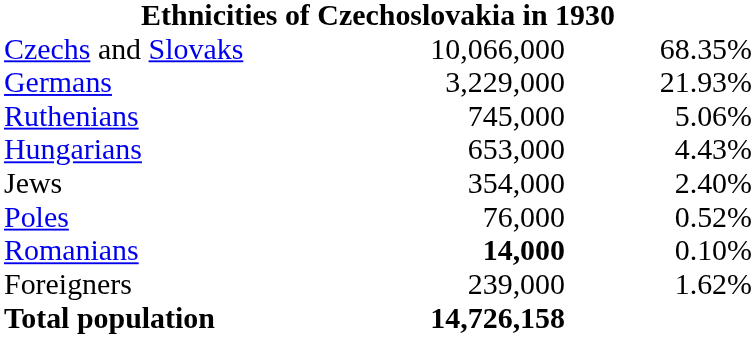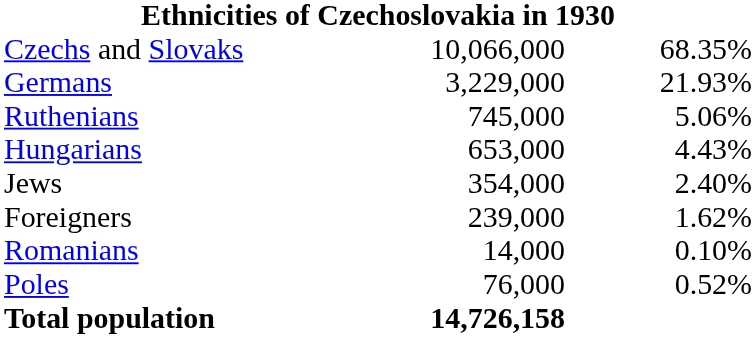rows swapped: (36, 217) <-> (68, 284)
(524, 250) bold -> (524, 250) normal
